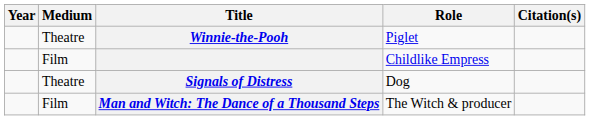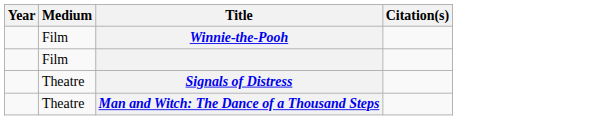- column: (449, 15)
(63, 37) Theatre -> (55, 37) Film
(55, 103) Film -> (63, 103) Theatre
